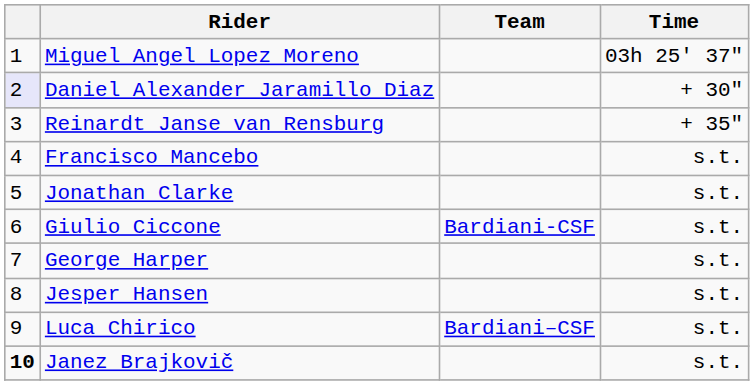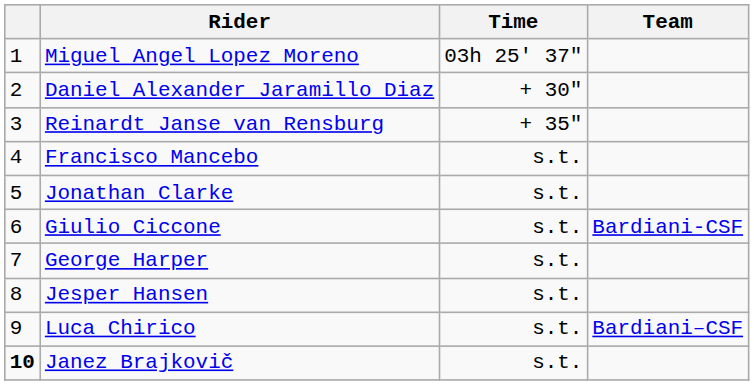columns swapped: (520, 22) <-> (674, 22)
(16, 90) lavender background -> (16, 90) no background
